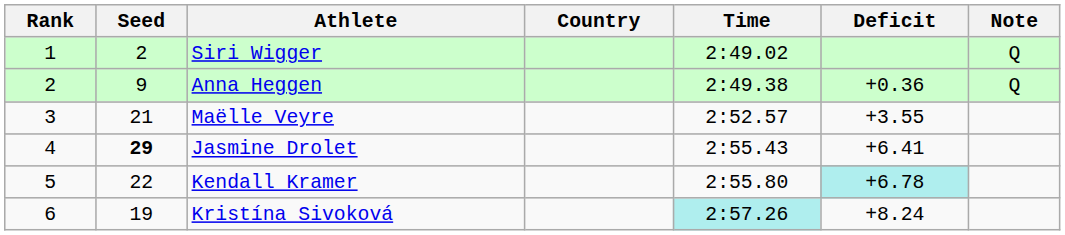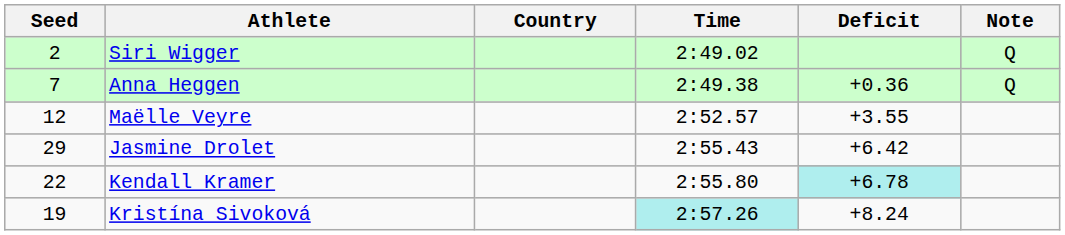- column: (50, 21)
(141, 85) 9 -> (55, 85) 7
(141, 117) 21 -> (55, 117) 12
(141, 150) bold -> (55, 150) normal
(895, 150) +6.41 -> (879, 150) +6.42
